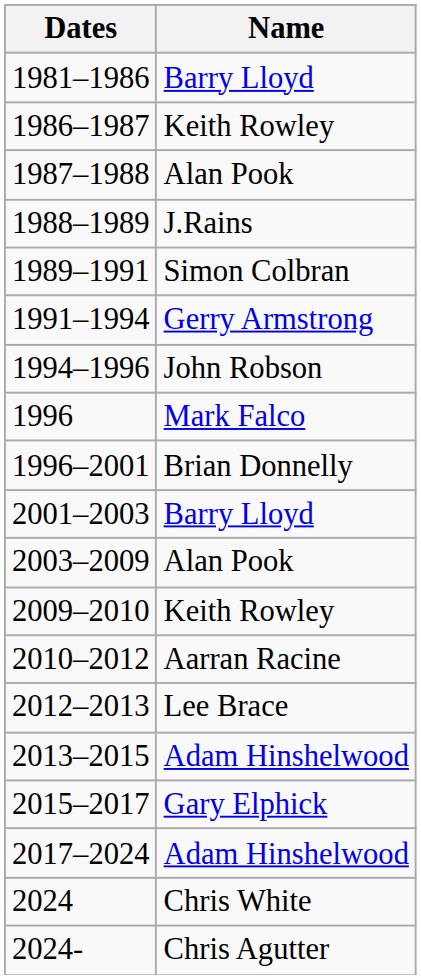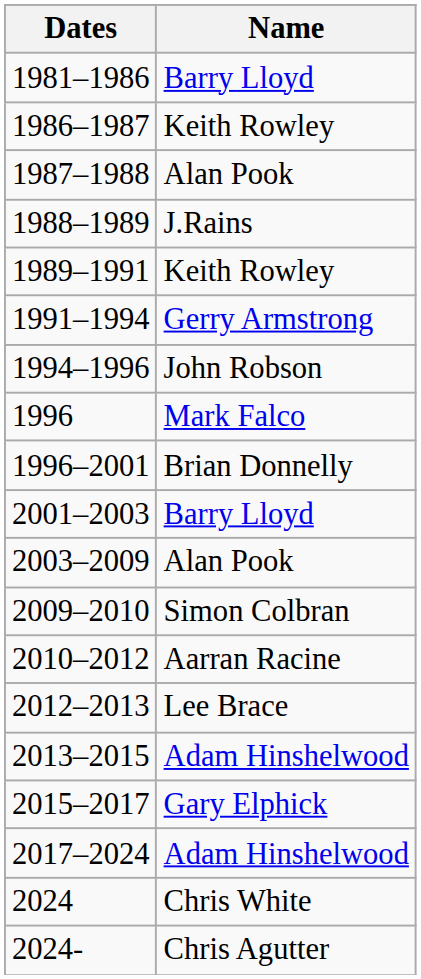(257, 271) Simon Colbran -> (249, 271) Keith Rowley
(249, 610) Keith Rowley -> (257, 610) Simon Colbran
